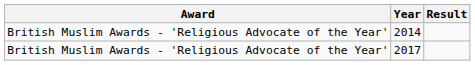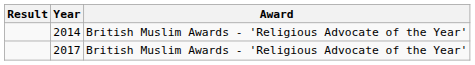columns swapped: (198, 14) <-> (447, 14)
